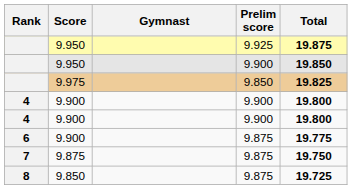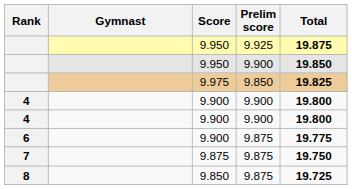columns swapped: (164, 20) <-> (70, 20)
